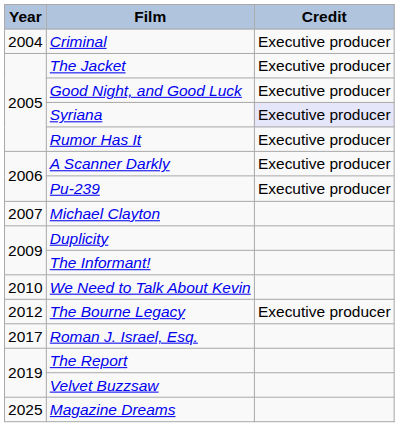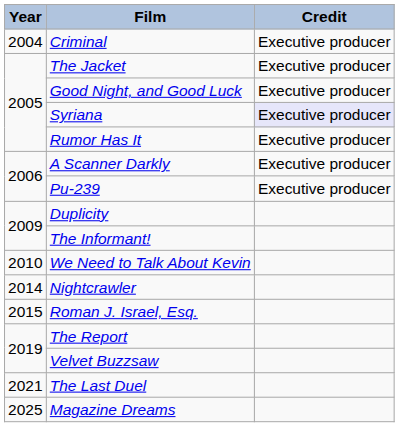- row: (105, 213)
- row: (117, 311)
+ row: (93, 287)
(25, 336) 2017 -> (25, 311) 2015
+ row: (98, 385)
